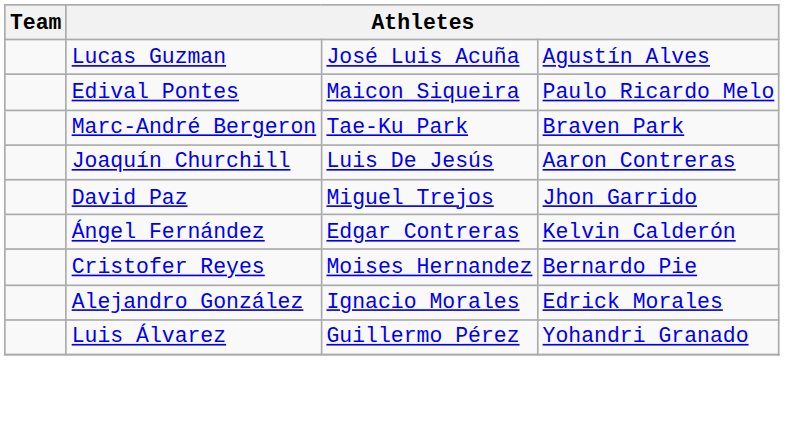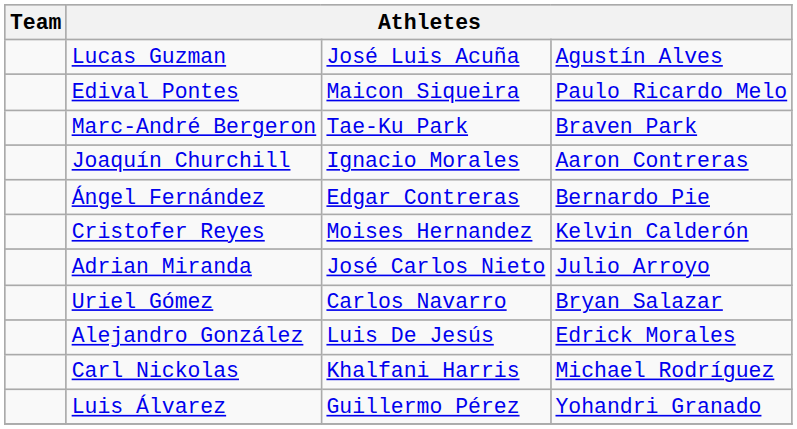(410, 162) Luis De Jesús -> (423, 162) Ignacio Morales
- row: (130, 197)
(639, 232) Kelvin Calderón -> (633, 197) Bernardo Pie
(620, 267) Bernardo Pie -> (652, 232) Kelvin Calderón
+ row: (162, 267)
+ row: (142, 302)
(423, 302) Ignacio Morales -> (410, 337) Luis De Jesús
+ row: (155, 372)
